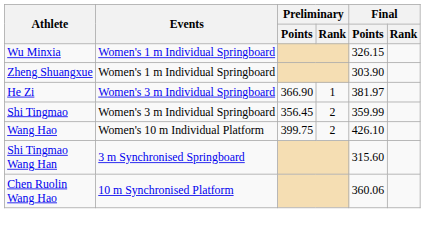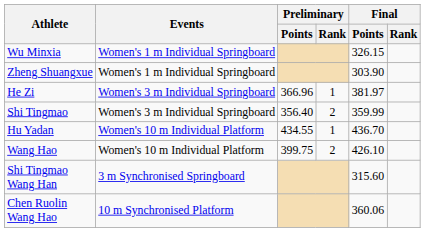(297, 92) 366.90 -> (297, 92) 366.96
(297, 112) 356.45 -> (297, 112) 356.40
+ row: (30, 131)
